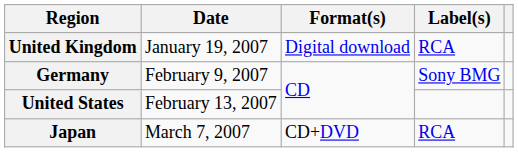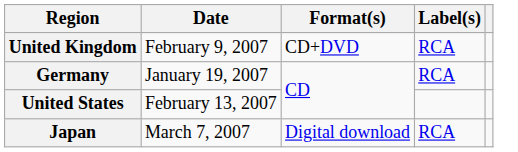(206, 47) January 19, 2007 -> (206, 47) February 9, 2007
(348, 47) Digital download -> (322, 47) CD+DVD
(206, 75) February 9, 2007 -> (206, 75) January 19, 2007
(459, 75) Sony BMG -> (437, 75) RCA
(322, 132) CD+DVD -> (348, 132) Digital download
